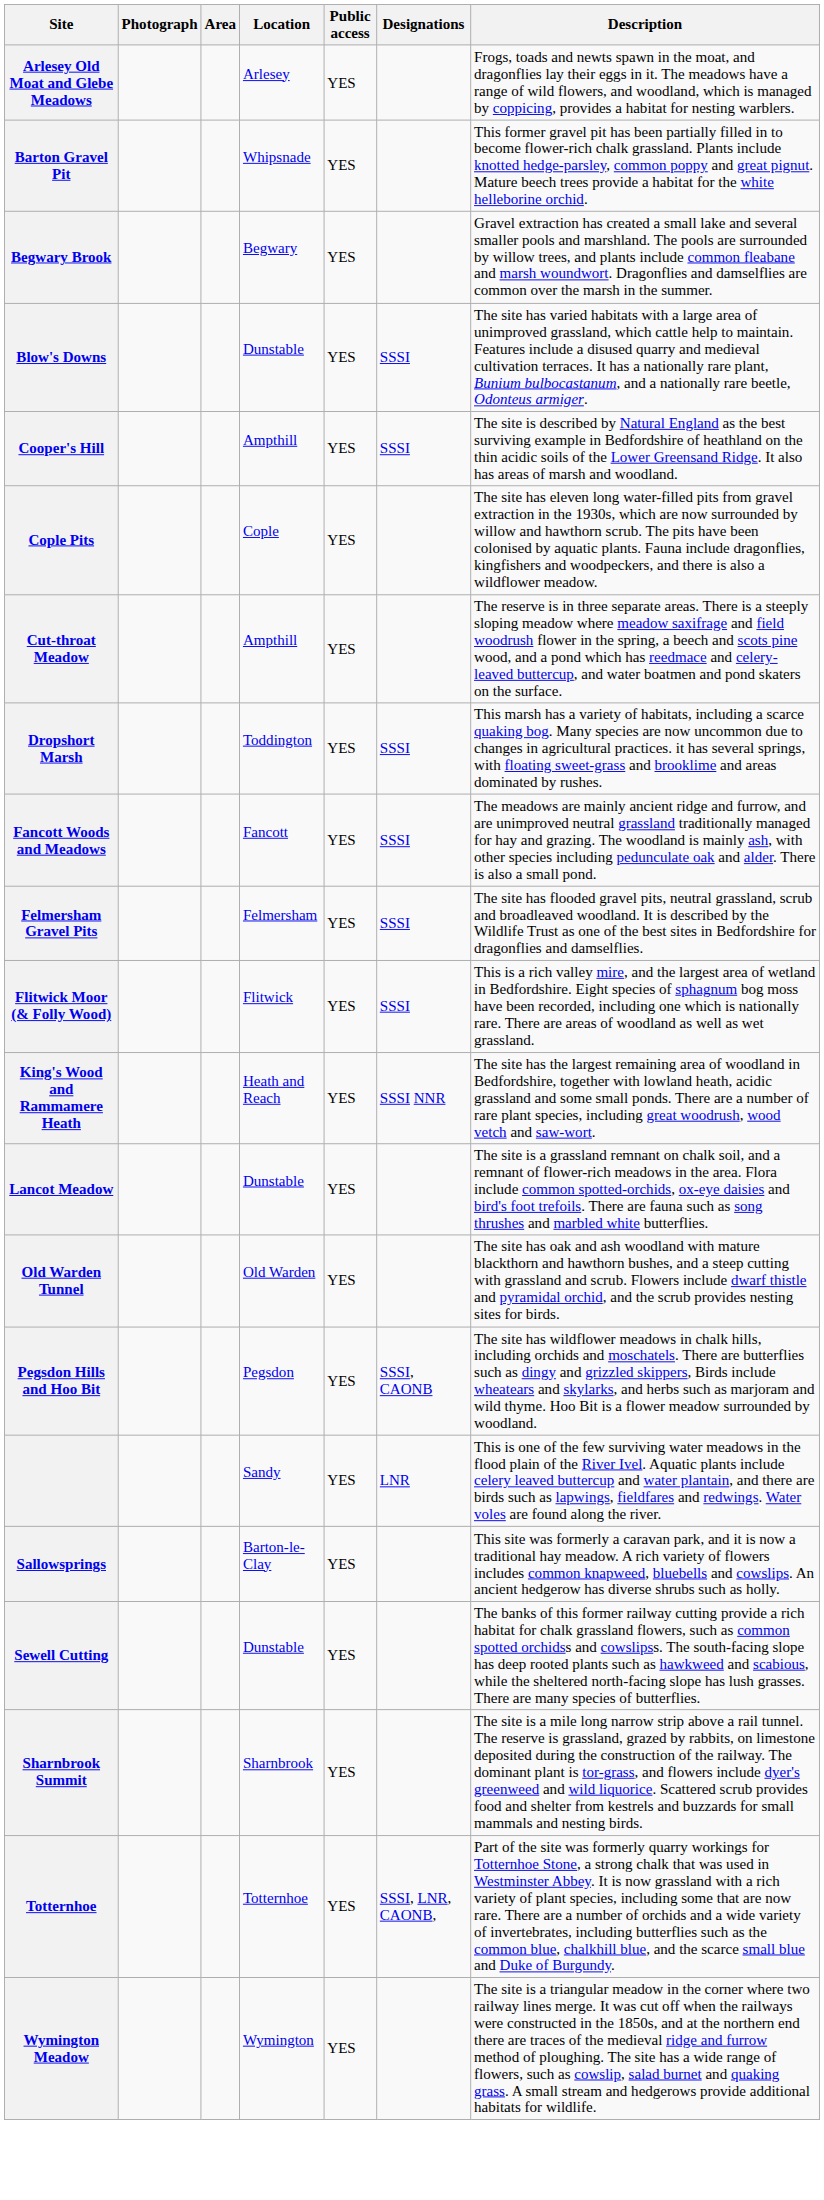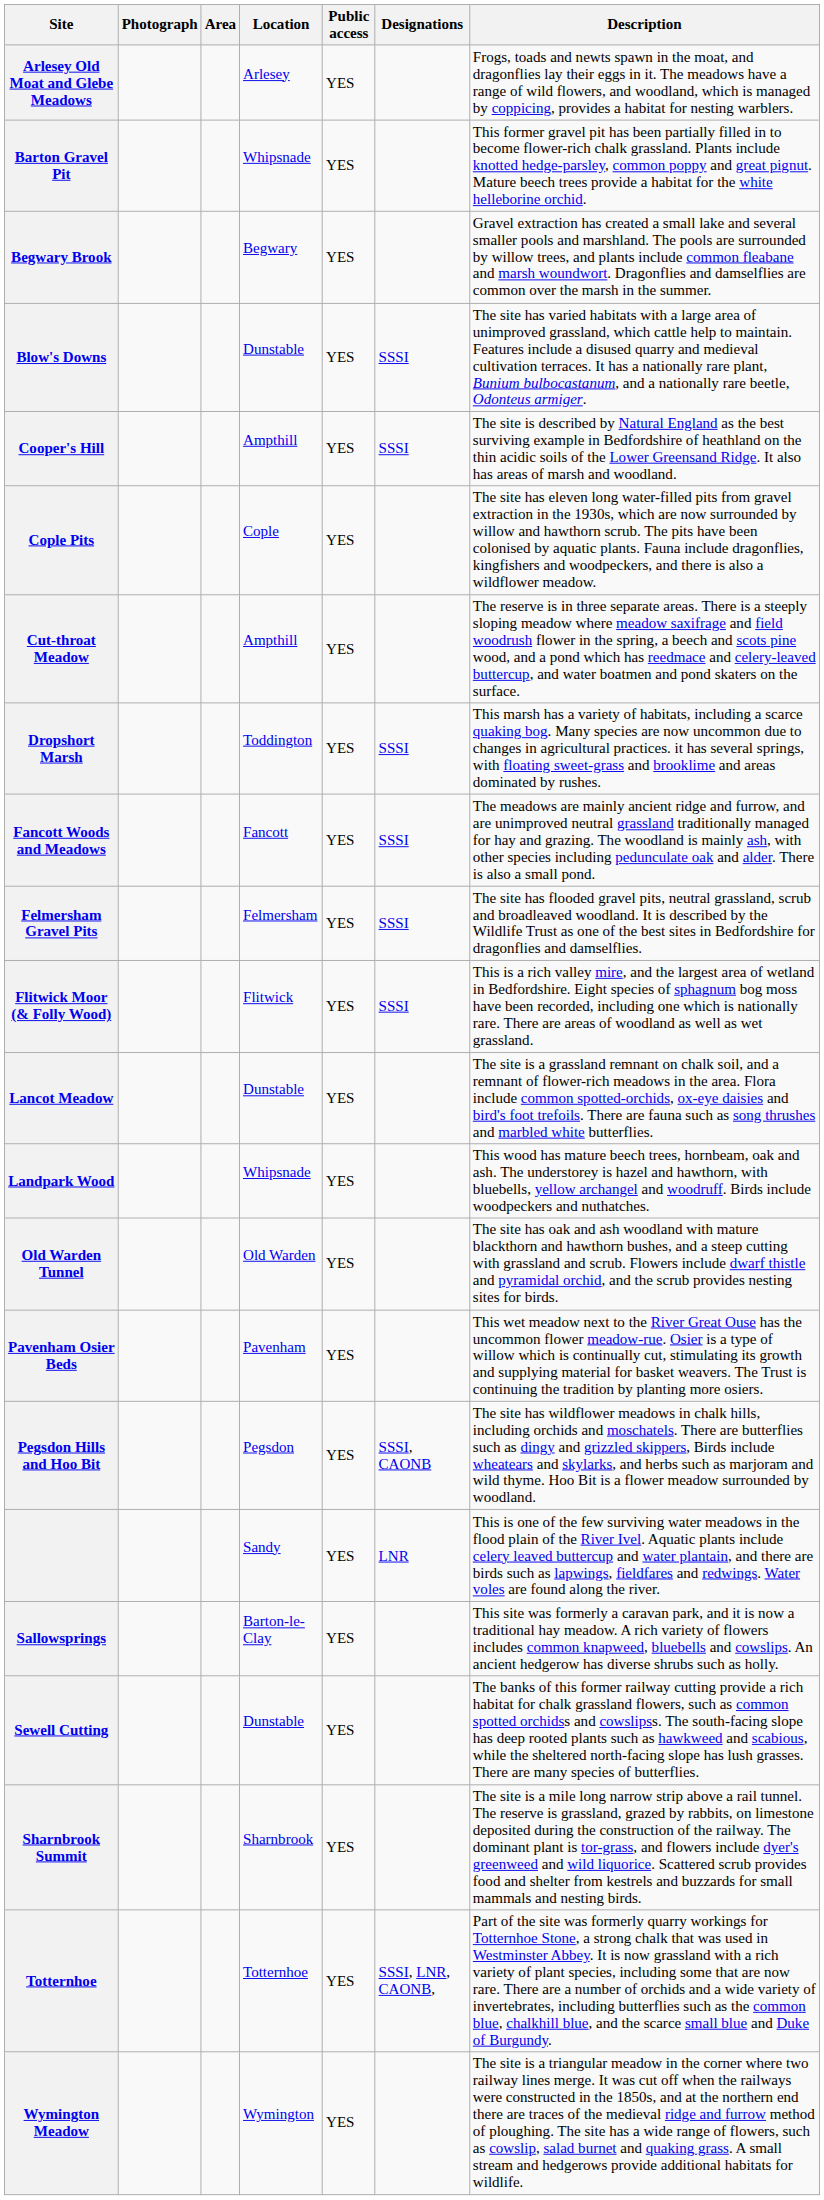- row: (61, 1097)
+ row: (61, 1180)
+ row: (61, 1355)
